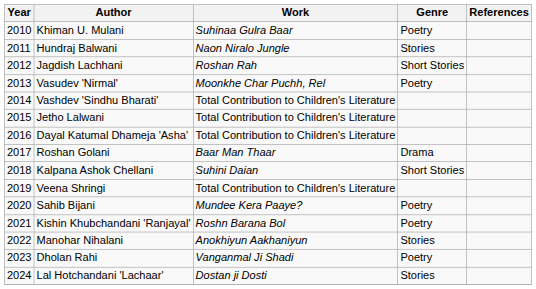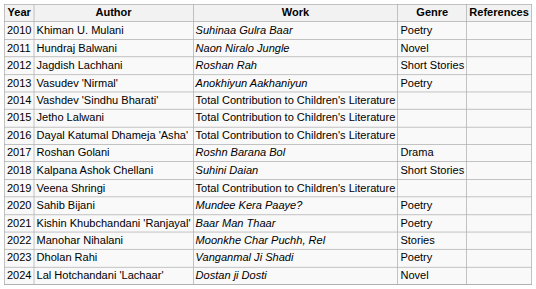(418, 48) Stories -> (415, 48) Novel
(260, 83) Moonkhe Char Puchh, Rel -> (252, 83) Anokhiyun Aakhaniyun
(235, 153) Baar Man Thaar -> (240, 153) Roshn Barana Bol
(240, 223) Roshn Barana Bol -> (235, 223) Baar Man Thaar
(252, 240) Anokhiyun Aakhaniyun -> (260, 240) Moonkhe Char Puchh, Rel
(418, 275) Stories -> (415, 275) Novel
